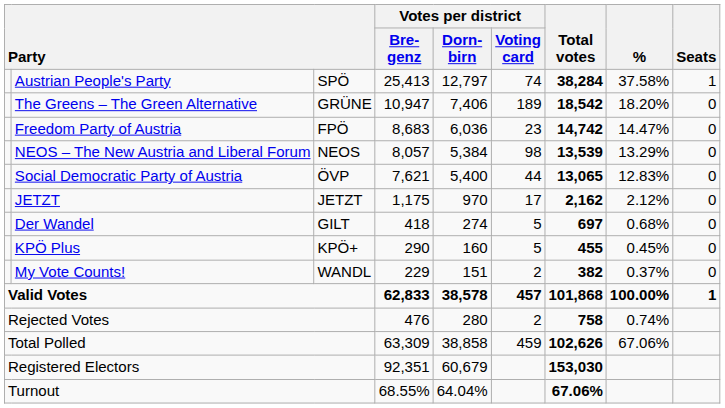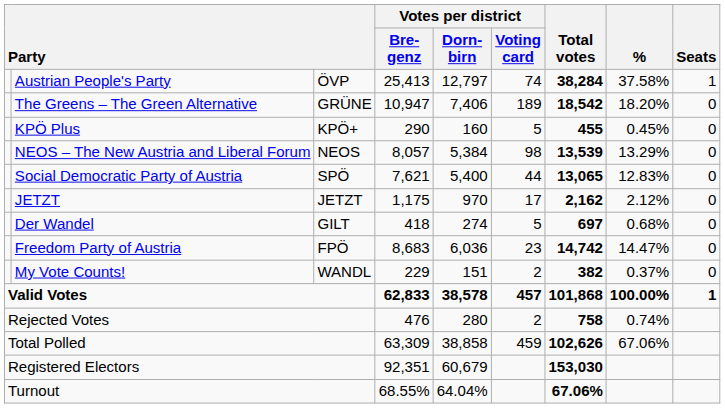(333, 81) SPÖ -> (333, 81) ÖVP
rows swapped: (98, 128) <-> (47, 248)
(333, 176) ÖVP -> (333, 176) SPÖ
